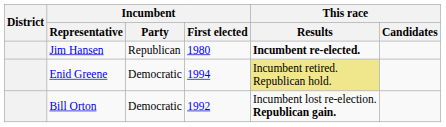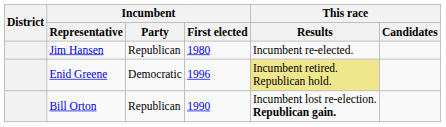(307, 50) bold -> (303, 50) normal
(199, 74) 1994 -> (199, 74) 1996
(155, 106) Democratic -> (154, 106) Republican
(199, 106) 1992 -> (199, 106) 1990
